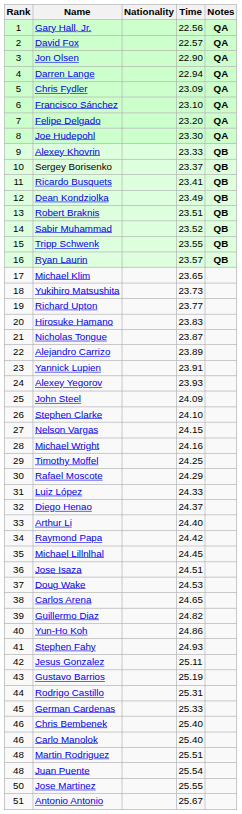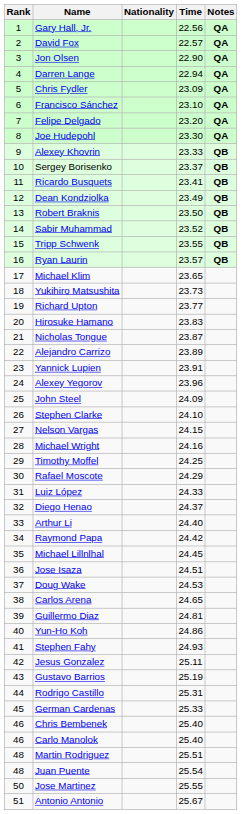(191, 213) 23.51 -> (191, 213) 23.50
(191, 383) 23.93 -> (191, 383) 23.96
(191, 615) 24.82 -> (191, 615) 24.81
